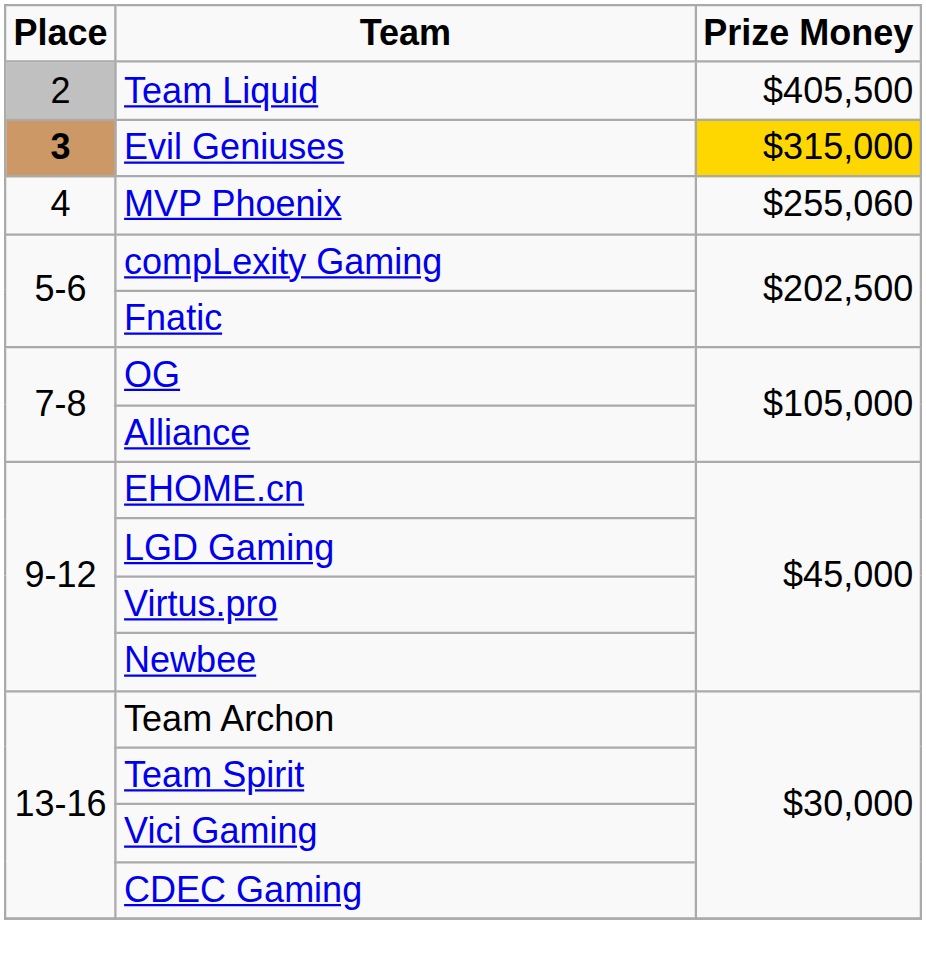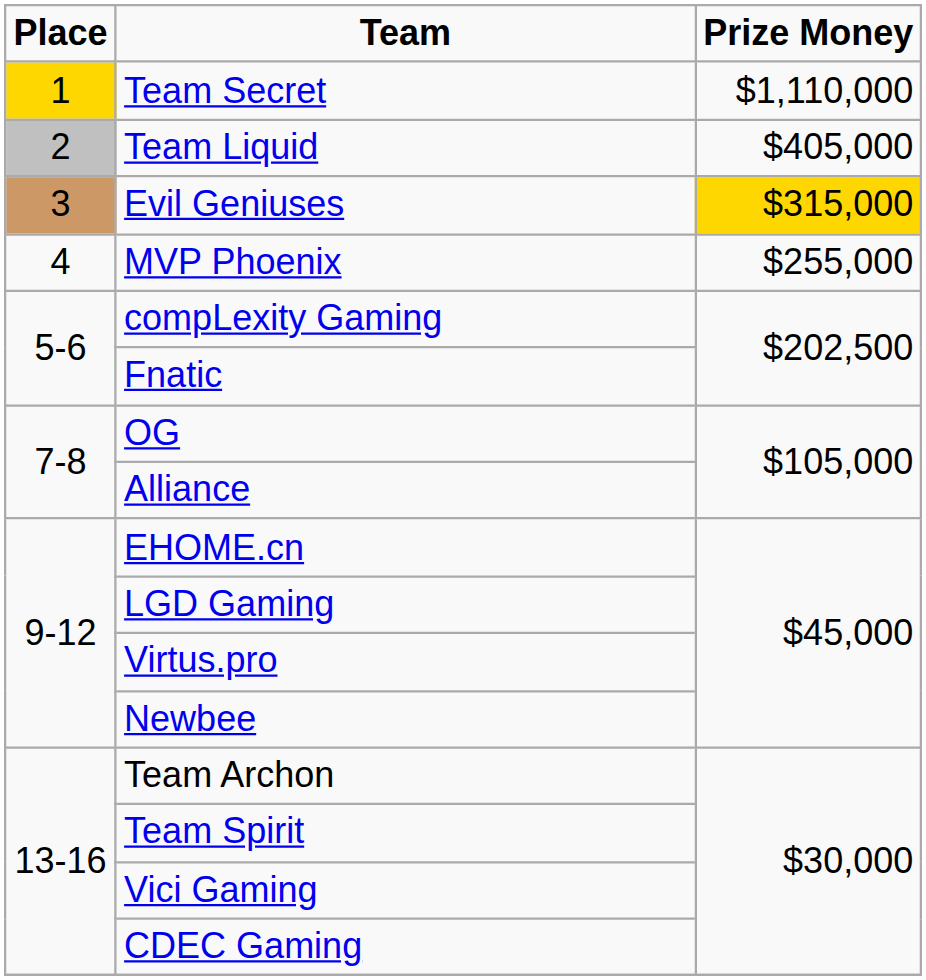+ row: (225, 90)
(838, 90) $405,500 -> (838, 147) $405,000
(60, 147) bold -> (60, 204) normal
(838, 204) $255,060 -> (838, 261) $255,000
